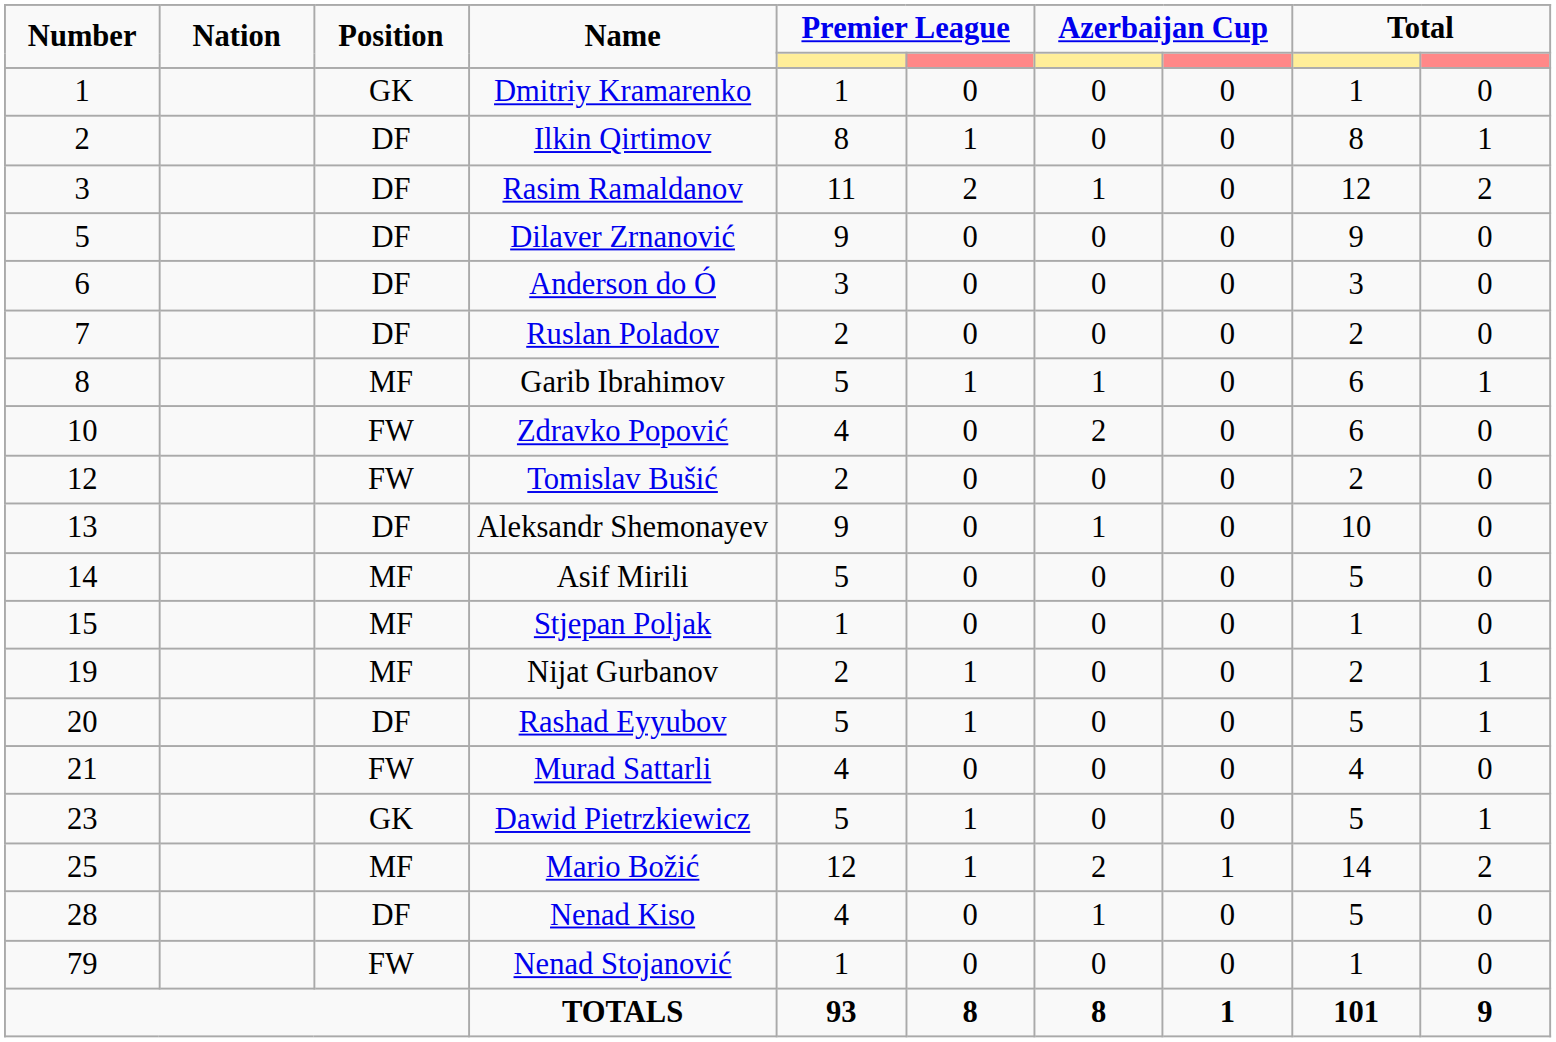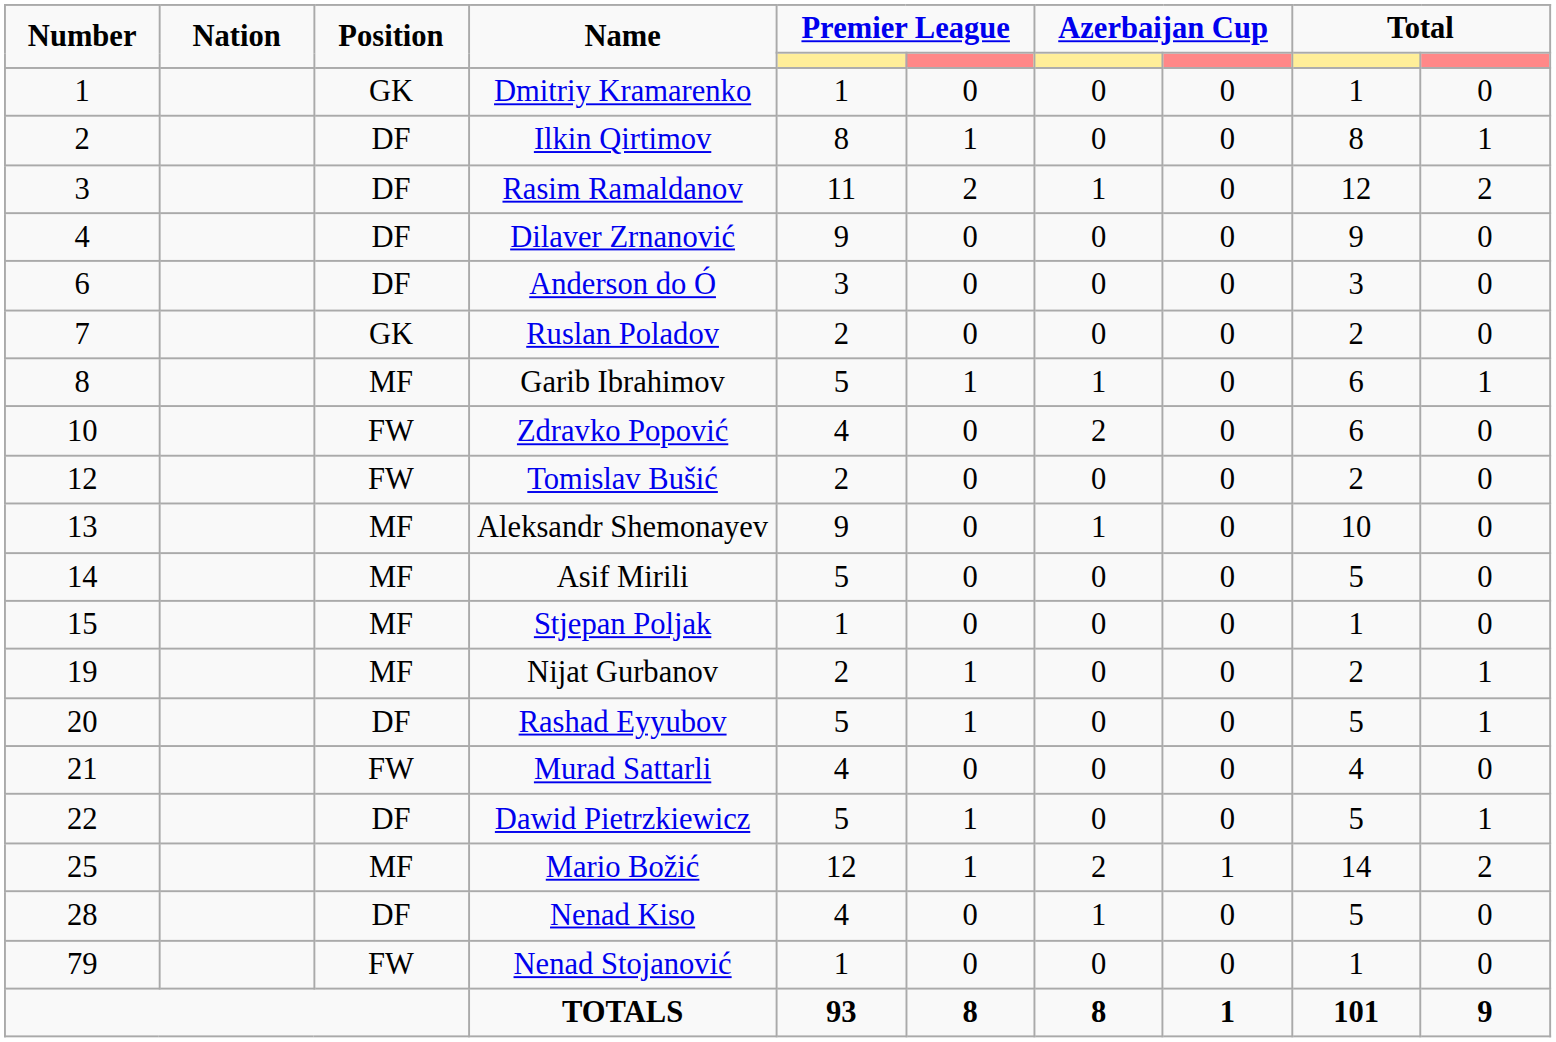(82, 236) 5 -> (82, 236) 4
(391, 333) DF -> (391, 333) GK
(391, 527) DF -> (391, 527) MF
(82, 818) 23 -> (82, 818) 22
(391, 818) GK -> (391, 818) DF
